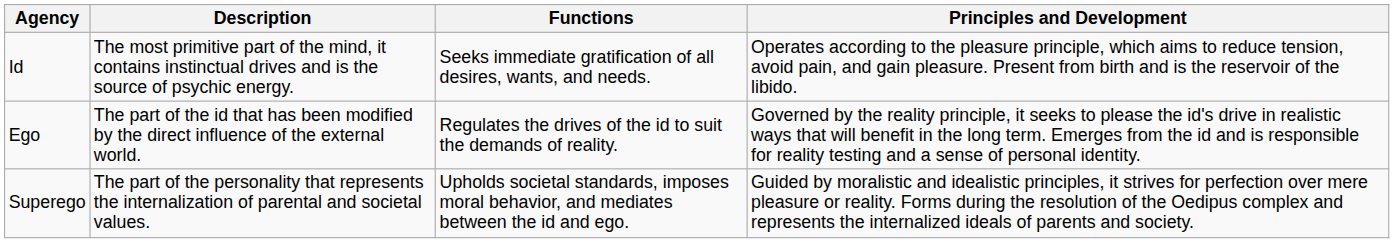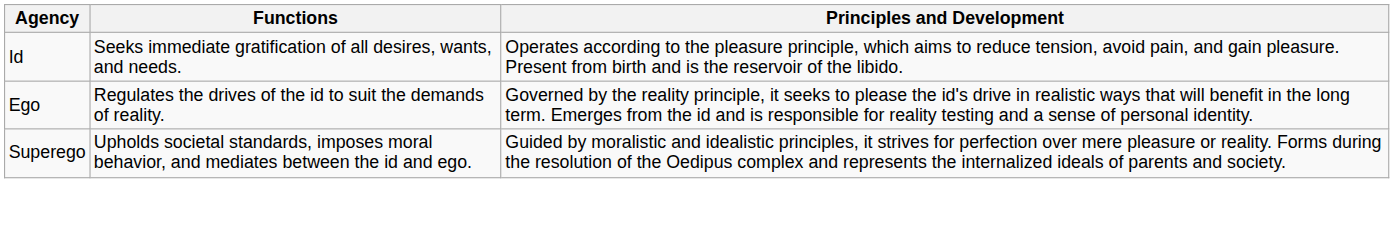- column: (263, 18)
